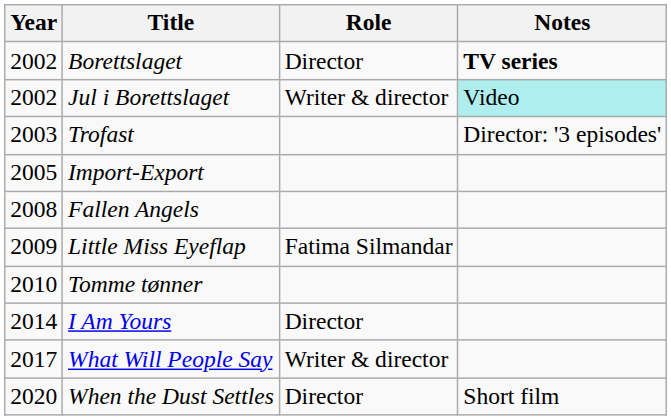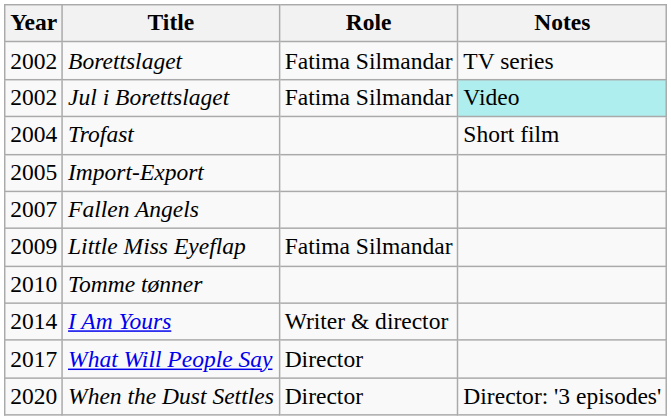(324, 60) Director -> (369, 60) Fatima Silmandar
(510, 60) bold -> (509, 60) normal
(366, 97) Writer & director -> (369, 97) Fatima Silmandar
(34, 135) 2003 -> (34, 135) 2004
(562, 135) Director: '3 episodes' -> (511, 135) Short film
(34, 209) 2008 -> (34, 209) 2007
(324, 321) Director -> (366, 321) Writer & director
(366, 358) Writer & director -> (324, 358) Director
(511, 396) Short film -> (562, 396) Director: '3 episodes'
